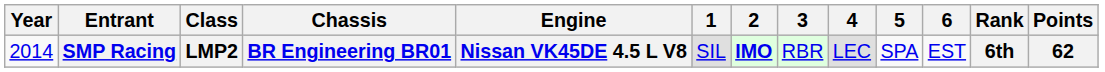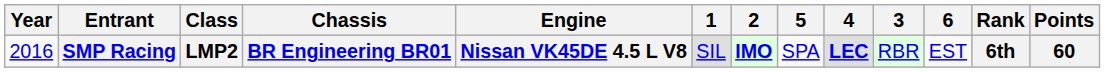columns swapped: (803, 20) <-> (899, 20)
(31, 51) 2014 -> (31, 51) 2016
(852, 51) normal -> (849, 51) bold
(1063, 51) 62 -> (1064, 51) 60
